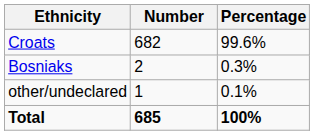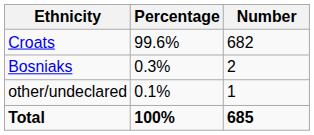columns swapped: (174, 17) <-> (264, 17)
